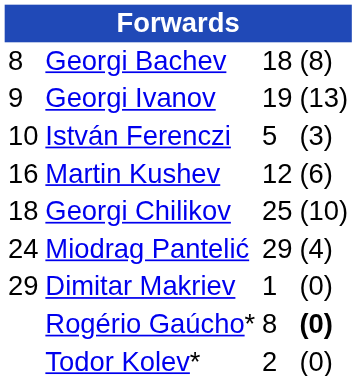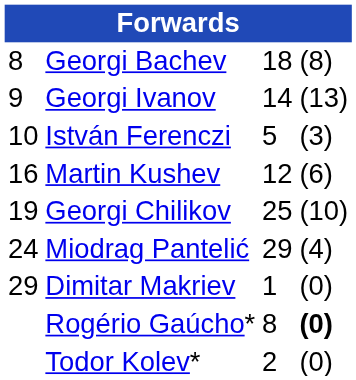(277, 98) 19 -> (277, 98) 14
(23, 211) 18 -> (23, 211) 19
